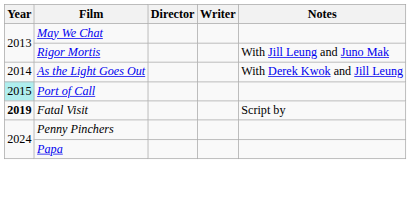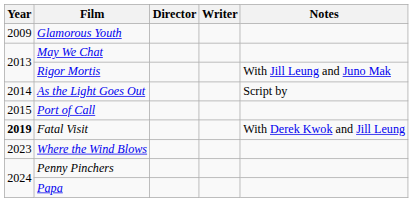+ row: (79, 33)
(322, 71) With Derek Kwok and Jill Leung -> (265, 91) Script by
(19, 91) paleturquoise background -> (19, 110) no background
(263, 110) Script by -> (324, 129) With Derek Kwok and Jill Leung
+ row: (92, 149)
